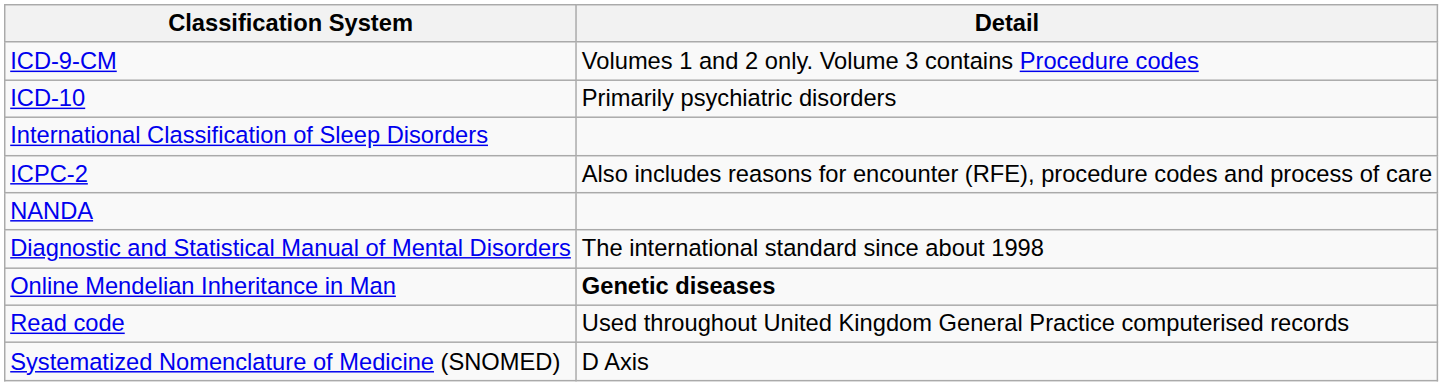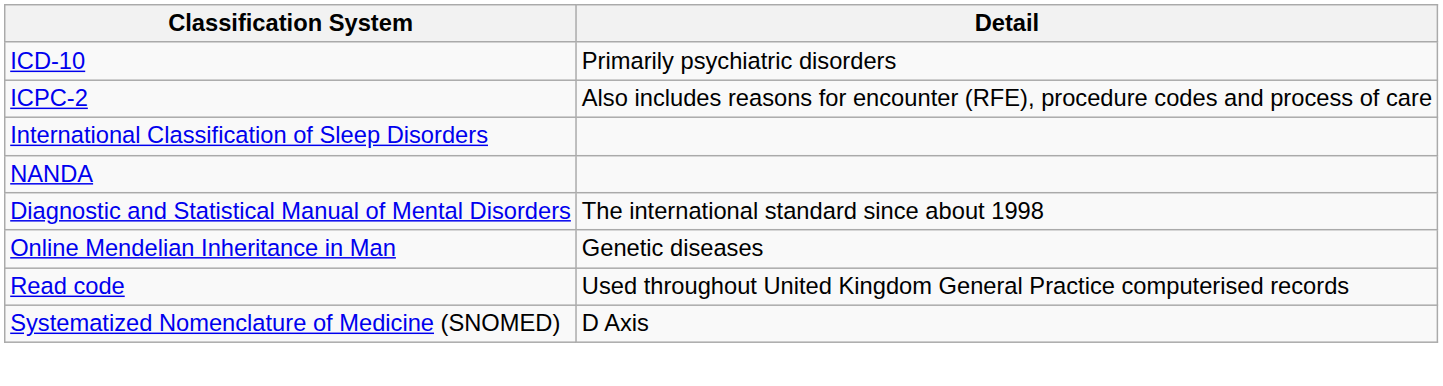- row: (63, 60)
rows swapped: (49, 173) <-> (249, 135)
(679, 286) bold -> (673, 248) normal
